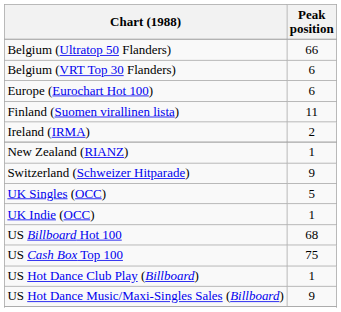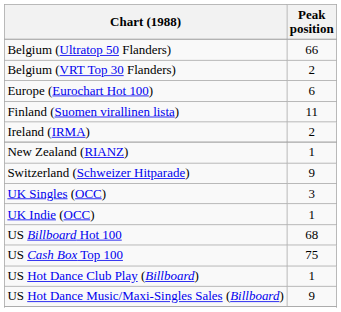(312, 70) 6 -> (312, 70) 2
(312, 193) 5 -> (312, 193) 3
